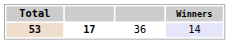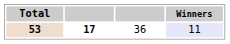(194, 30) 14 -> (194, 30) 11
